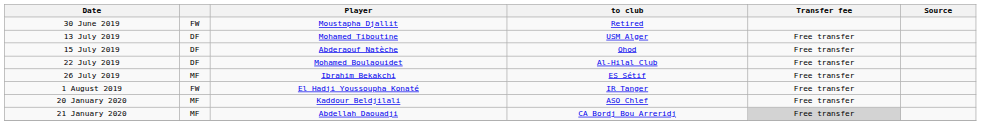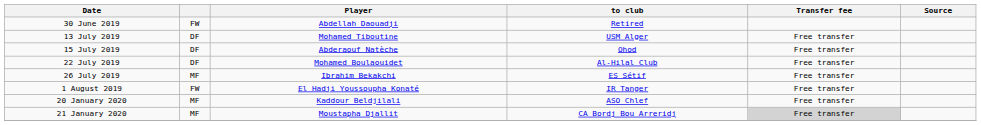(358, 24) Moustapha Djallit -> (358, 24) Abdellah Daouadji
(358, 114) Abdellah Daouadji -> (358, 114) Moustapha Djallit
